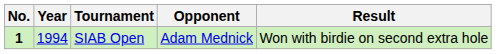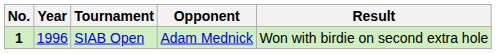(52, 38) 1994 -> (52, 38) 1996
